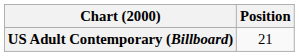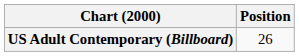(265, 39) 21 -> (265, 39) 26
